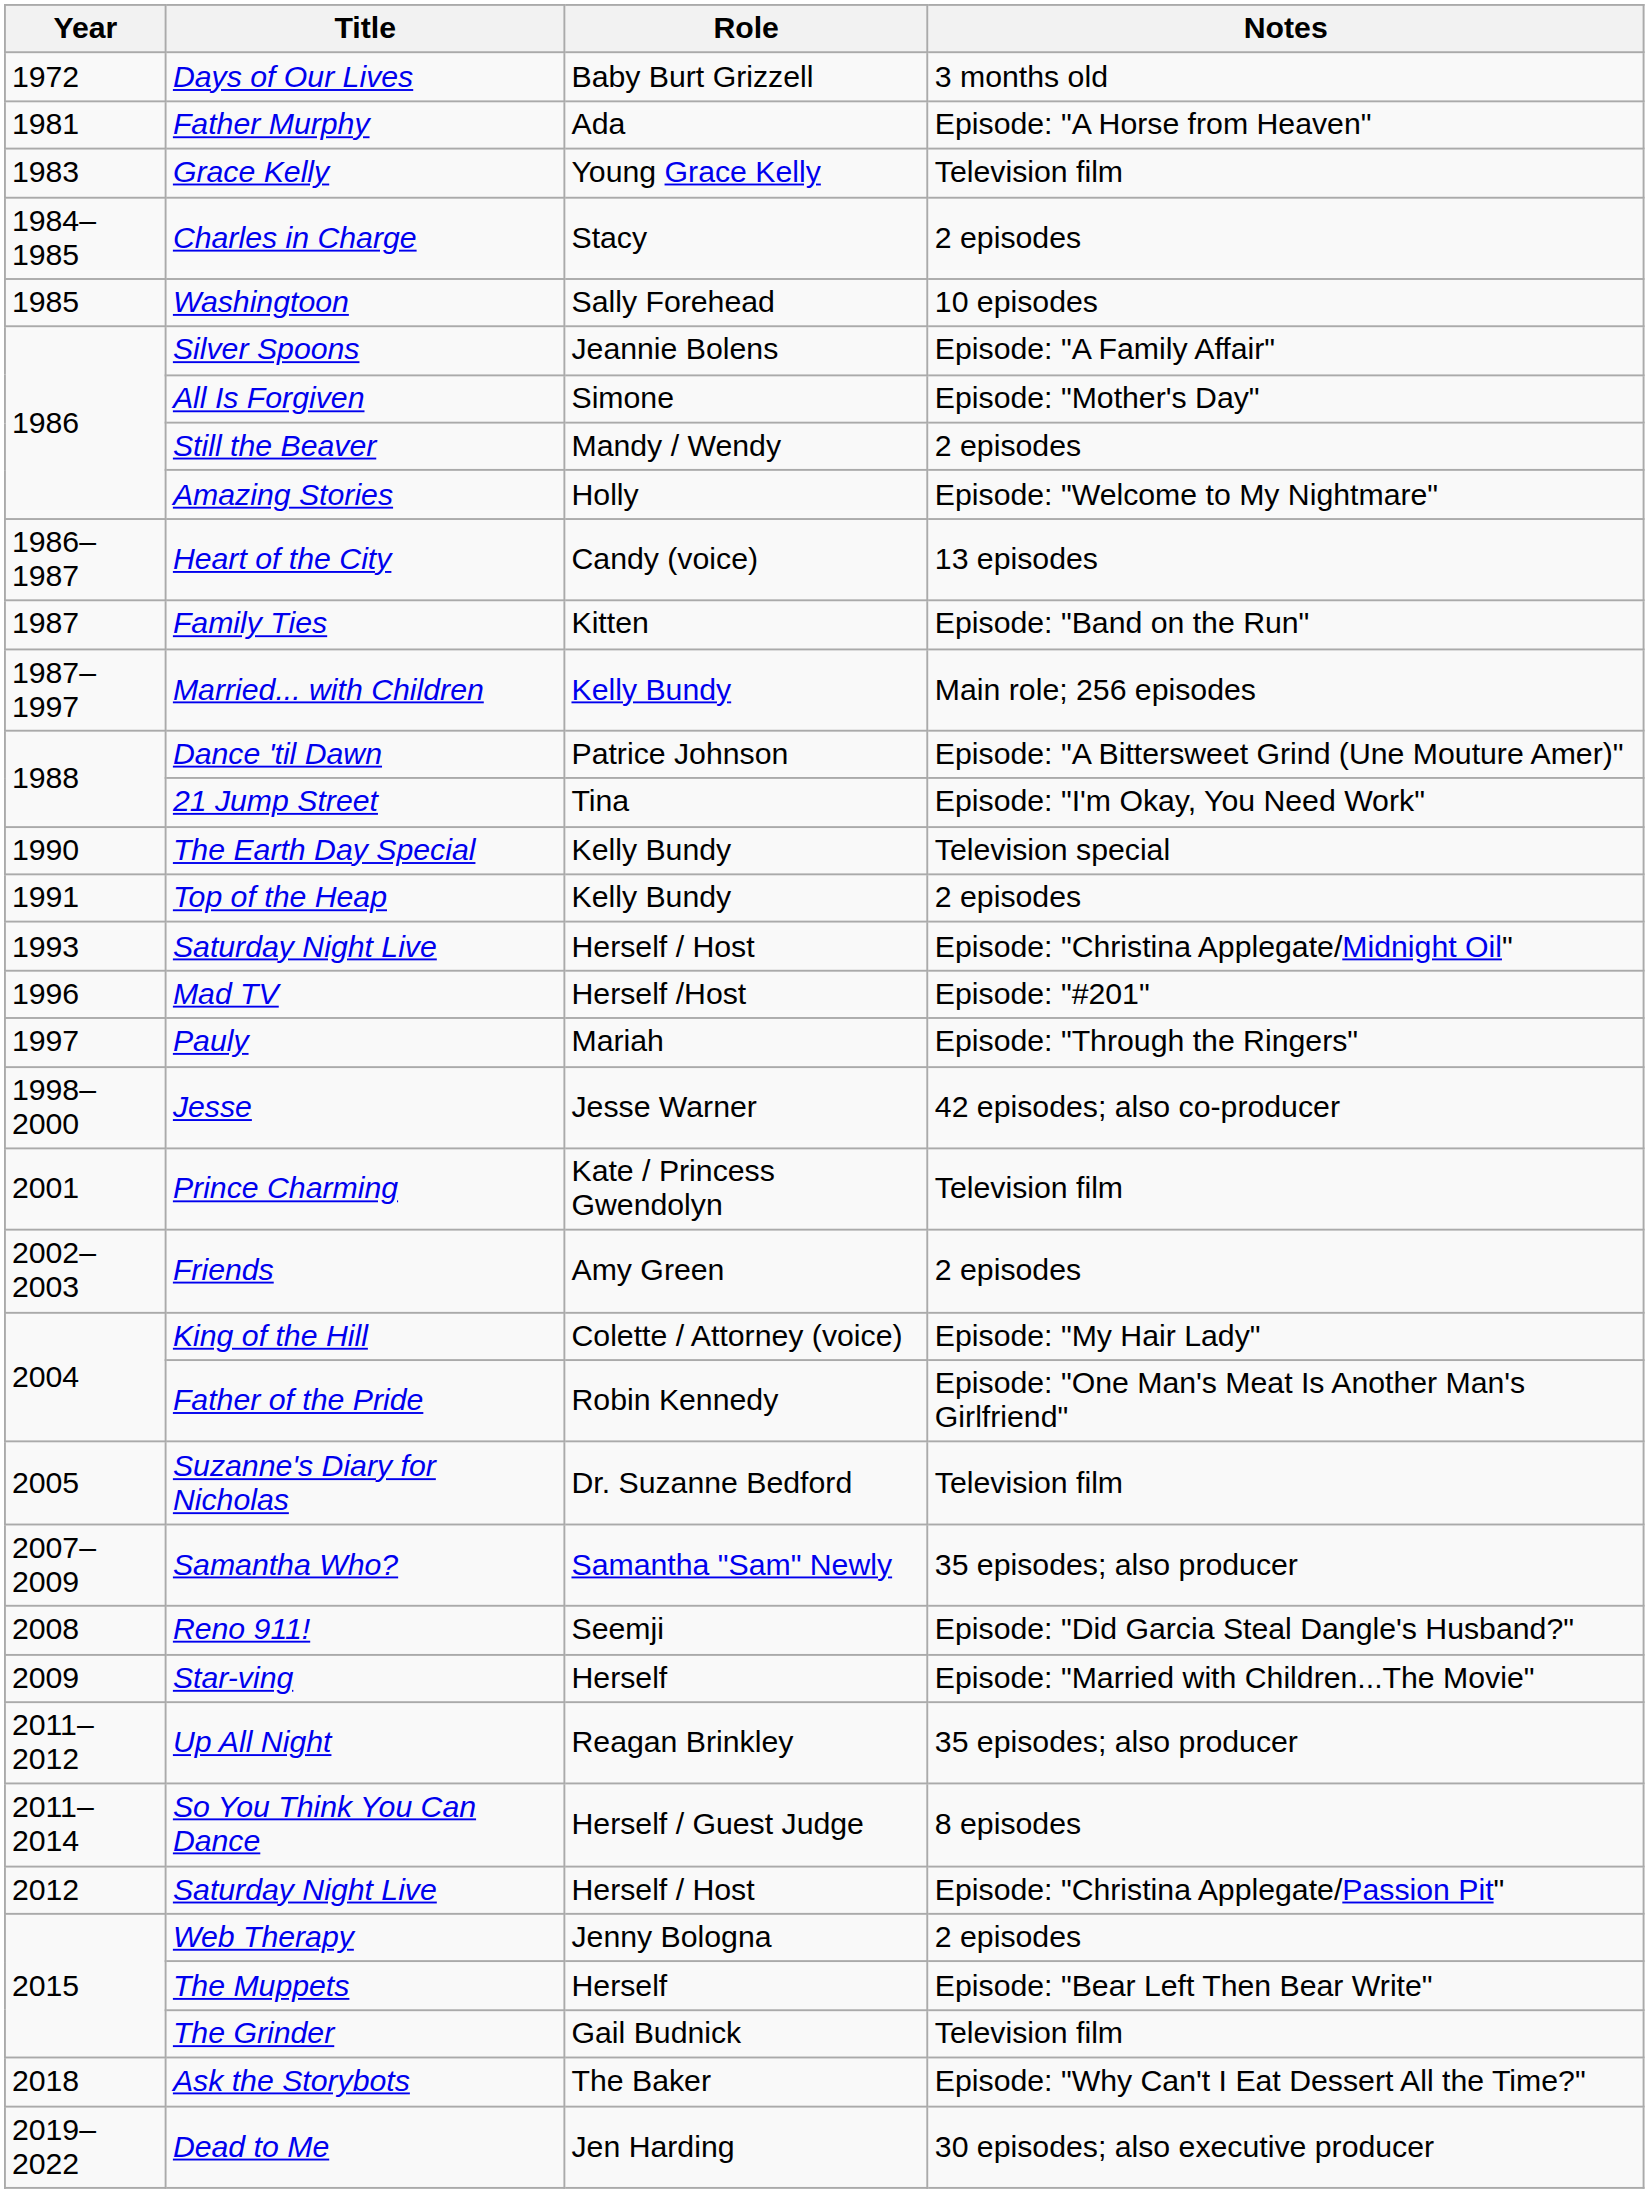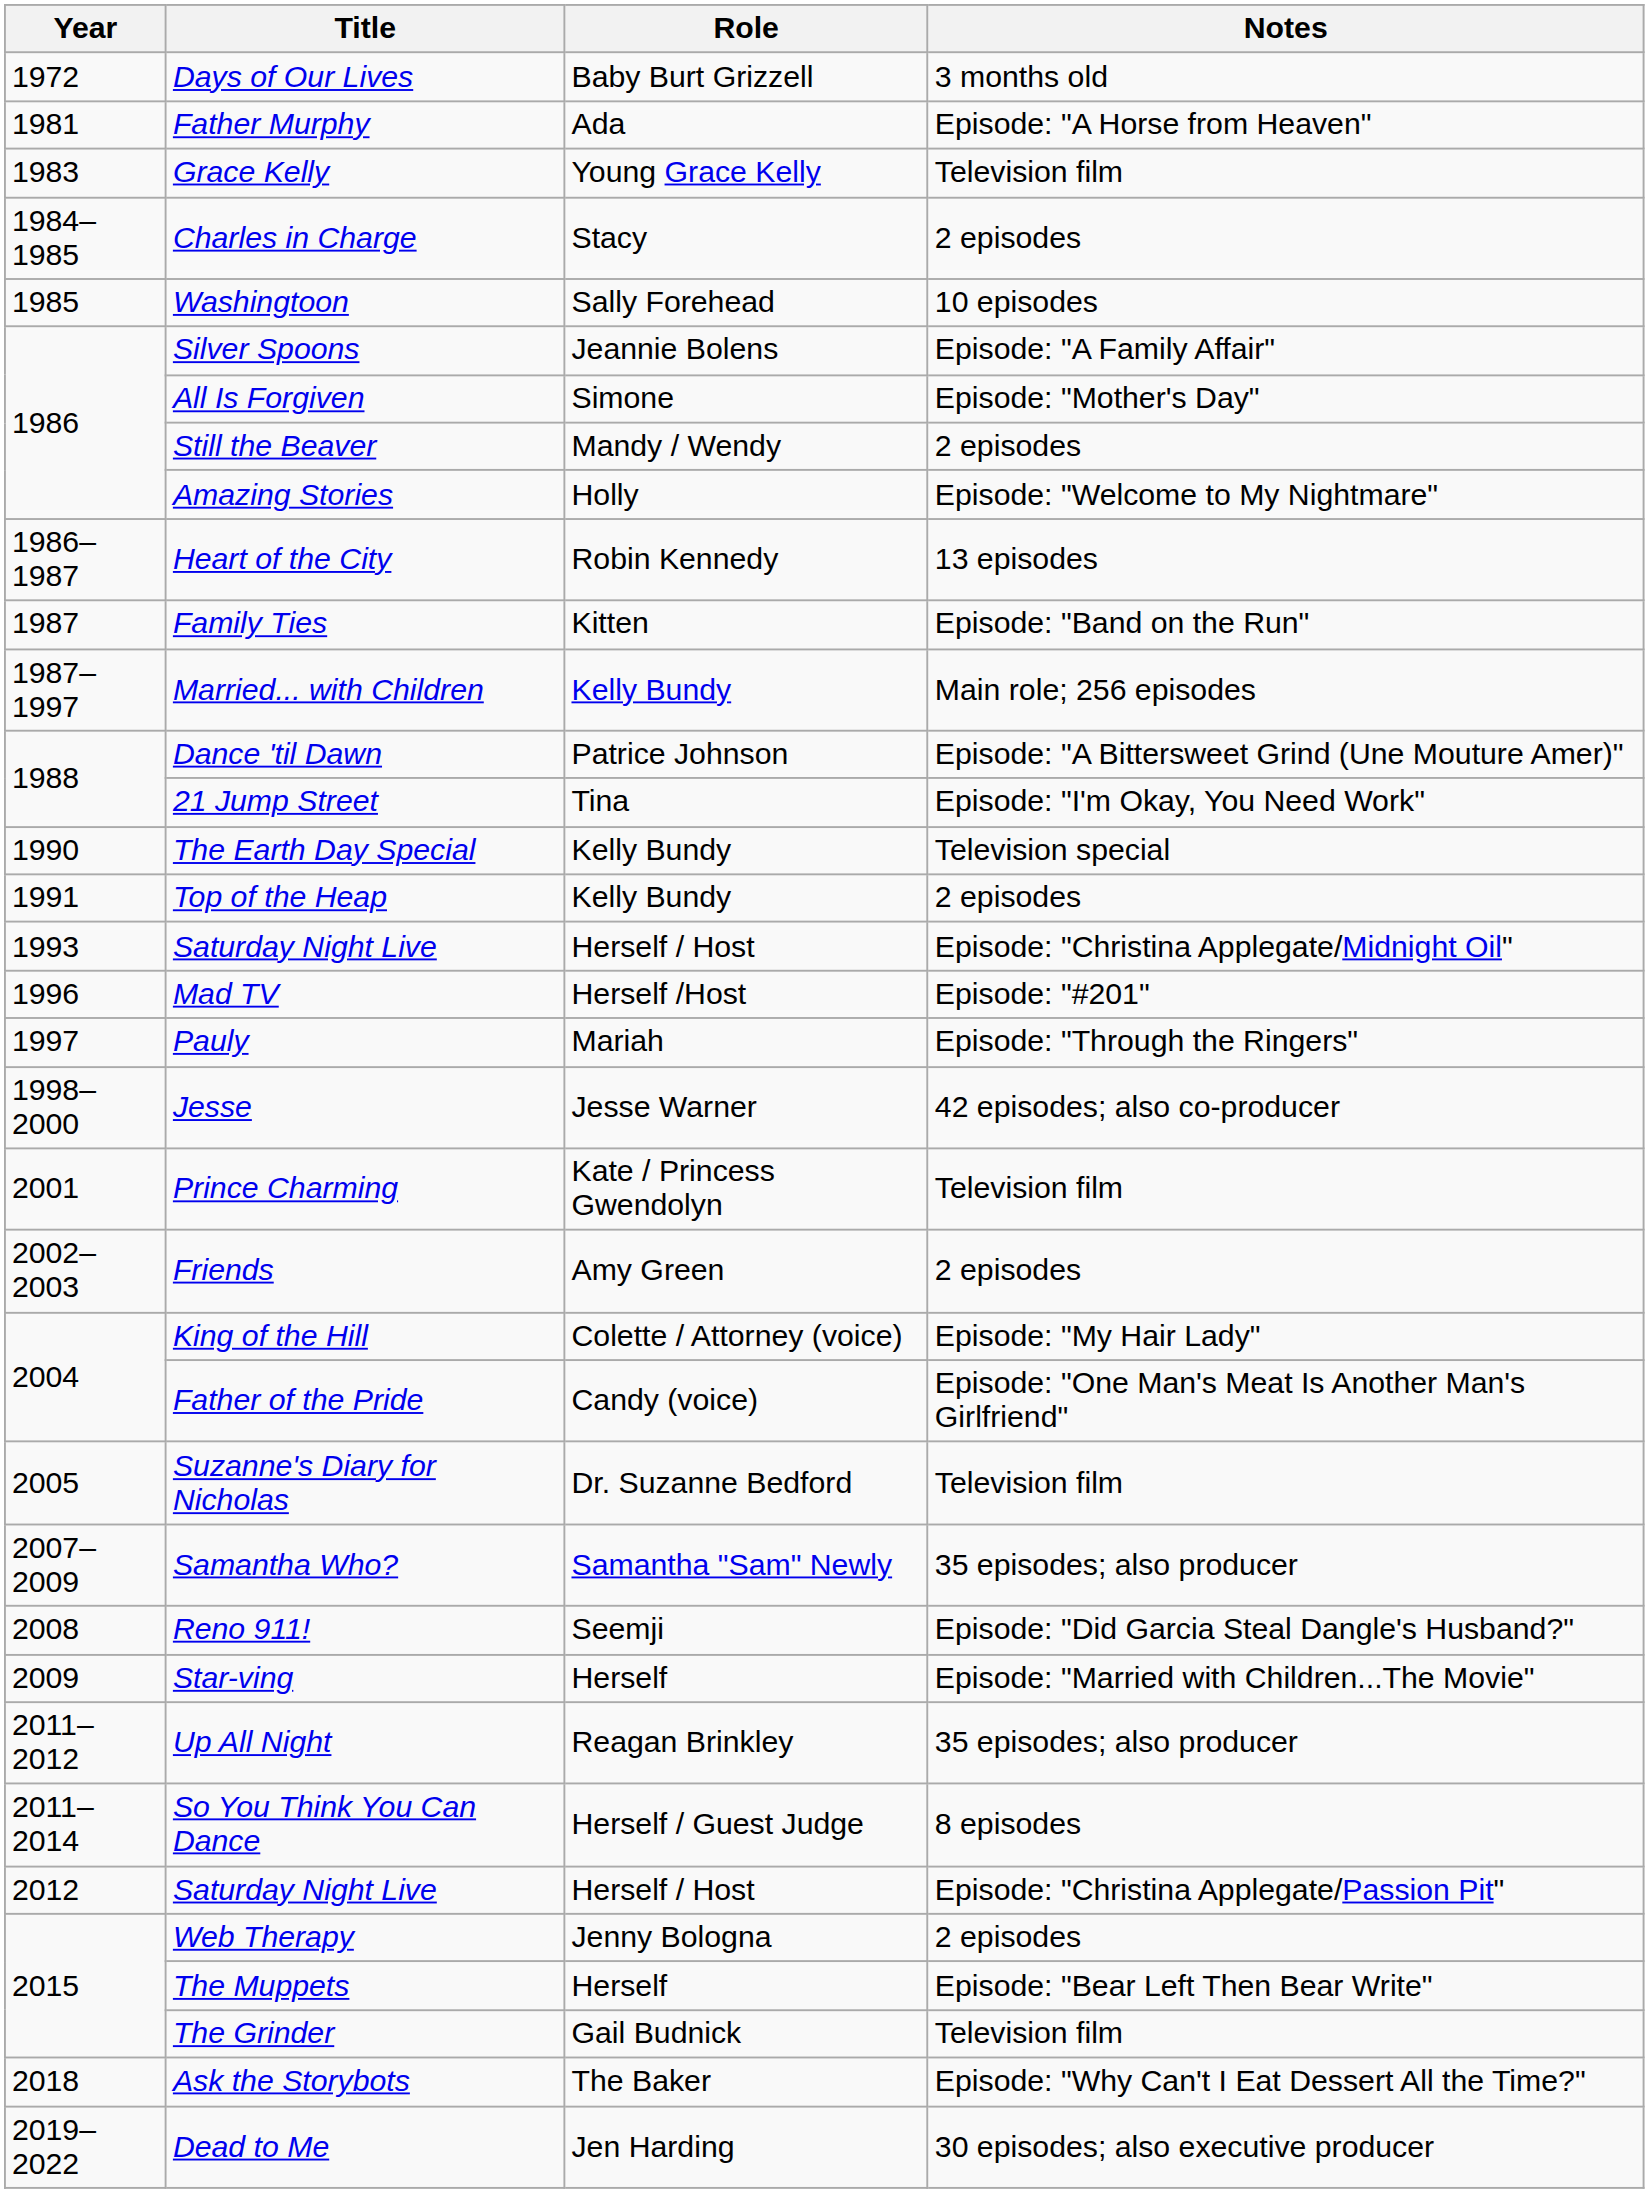(665, 559) Candy (voice) -> (675, 559) Robin Kennedy
(675, 1400) Robin Kennedy -> (665, 1400) Candy (voice)
